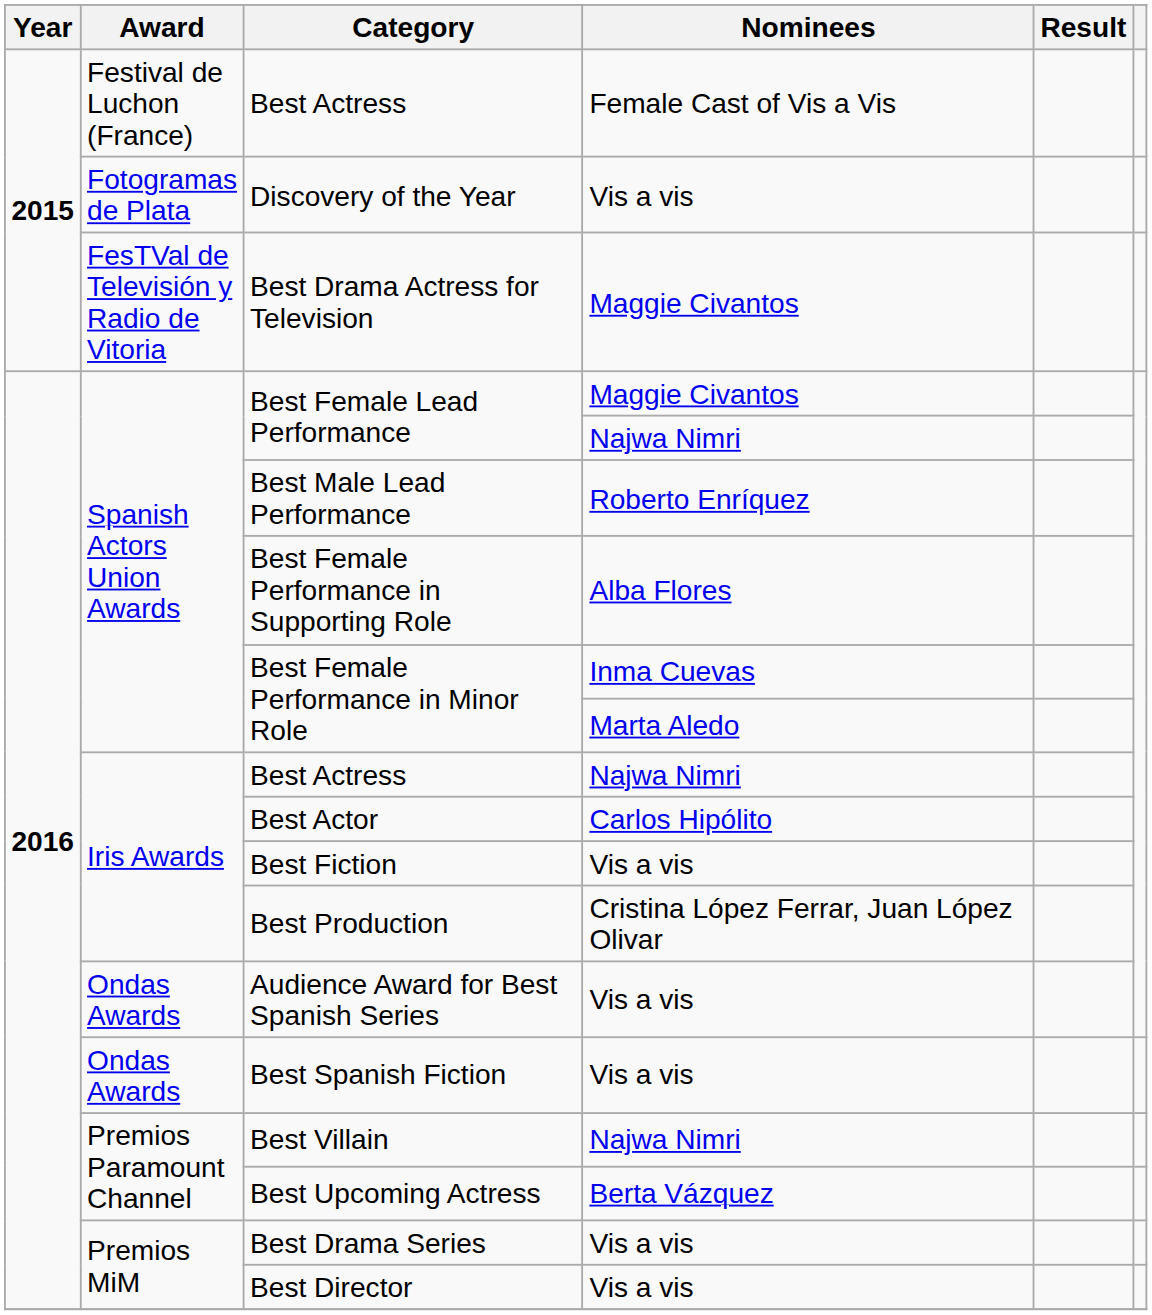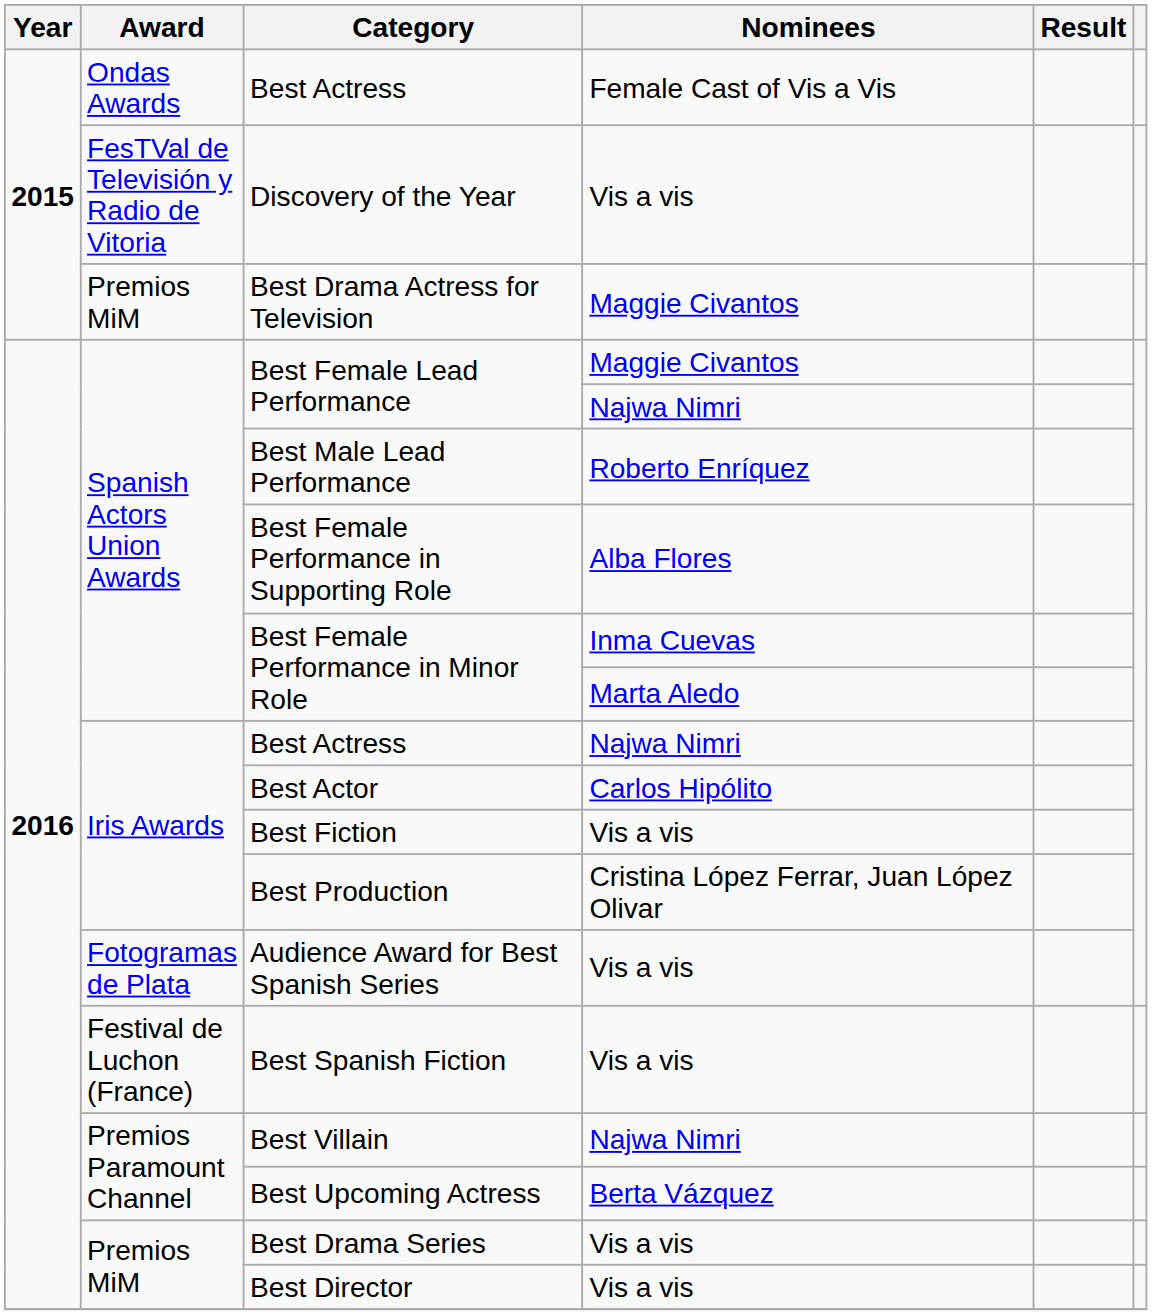(155, 103) Festival de Luchon (France) -> (134, 88) Ondas Awards
(162, 195) Fotogramas de Plata -> (160, 195) FesTVal de Televisión y Radio de Vitoria
(160, 302) FesTVal de Televisión y Radio de Vitoria -> (139, 302) Premios MiM
(134, 999) Ondas Awards -> (162, 968) Fotogramas de Plata
(134, 1075) Ondas Awards -> (155, 1059) Festival de Luchon (France)
